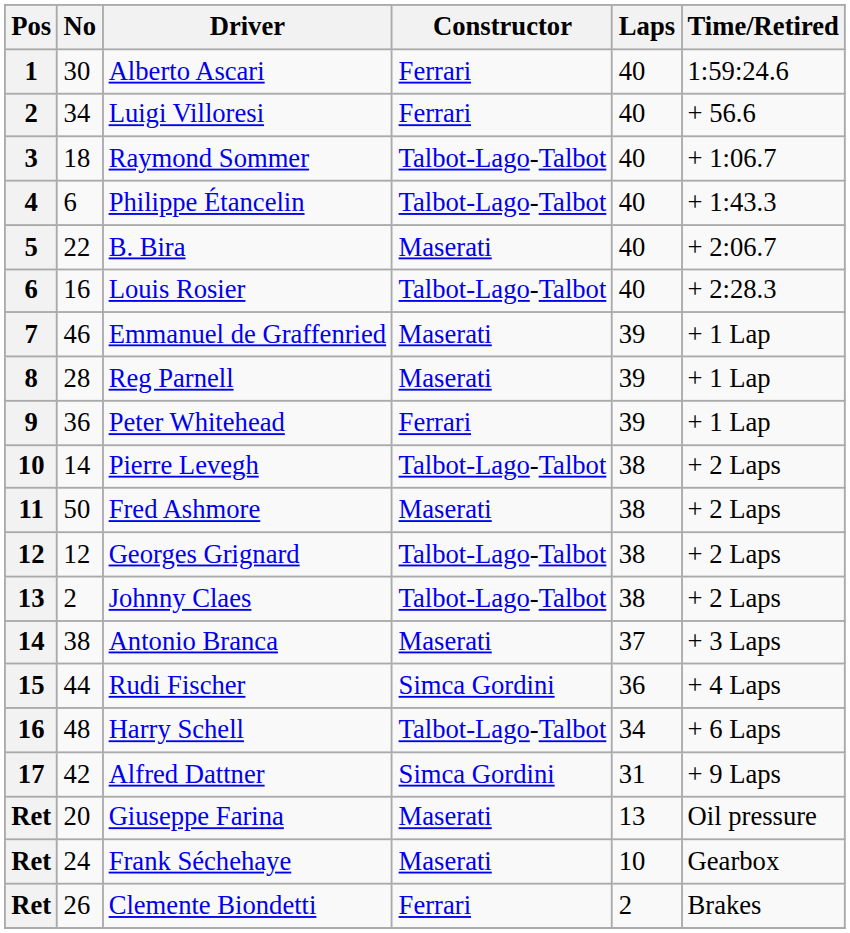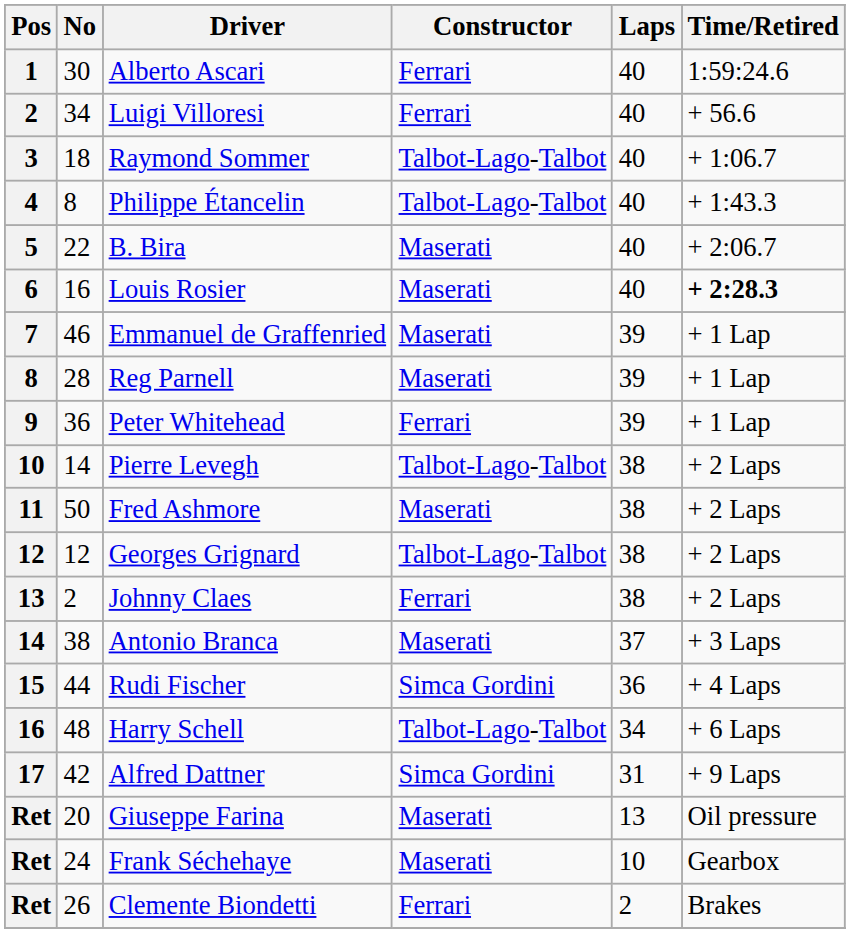(70, 202) 6 -> (70, 202) 8
(502, 290) Talbot-Lago-Talbot -> (445, 290) Maserati
(732, 290) normal -> (733, 290) bold
(502, 598) Talbot-Lago-Talbot -> (435, 598) Ferrari
